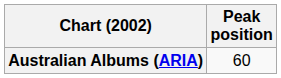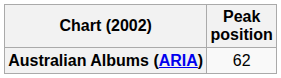(242, 60) 60 -> (242, 60) 62
